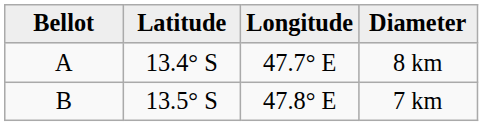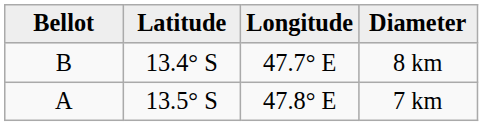(64, 62) A -> (64, 62) B
(64, 100) B -> (64, 100) A
